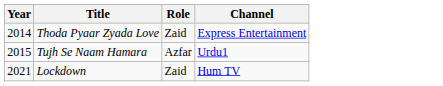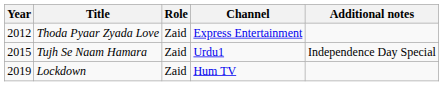+ column: (372, 14)
(19, 33) 2014 -> (19, 33) 2012
(178, 52) Azfar -> (176, 52) Zaid
(19, 71) 2021 -> (19, 71) 2019
